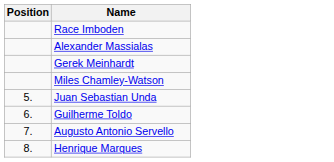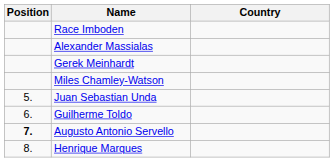+ column: (260, 13)
(28, 132) normal -> (28, 132) bold
